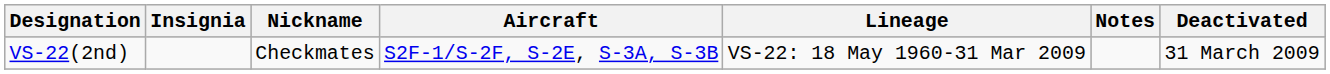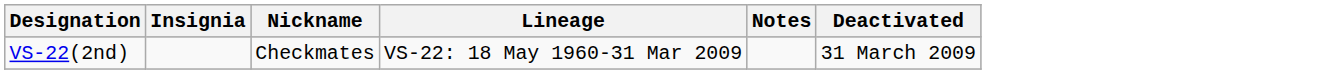- column: (551, 21)
